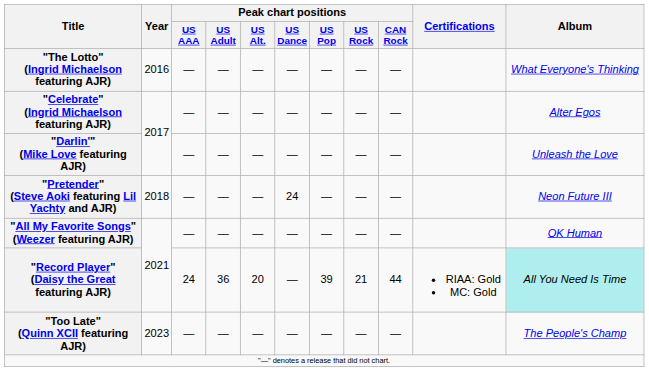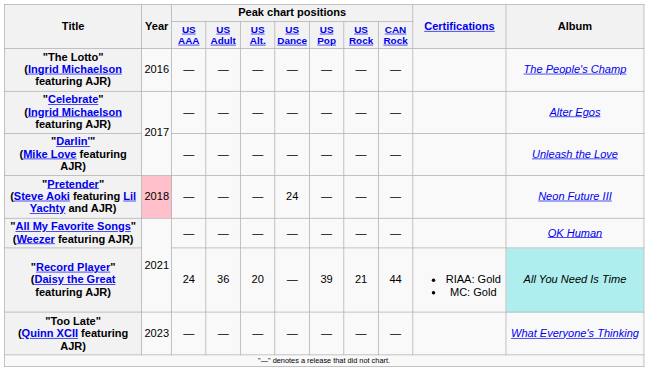(575, 69) What Everyone's Thinking -> (575, 69) The People's Champ
(157, 196) no background -> (157, 196) pink background
(575, 333) The People's Champ -> (575, 333) What Everyone's Thinking
